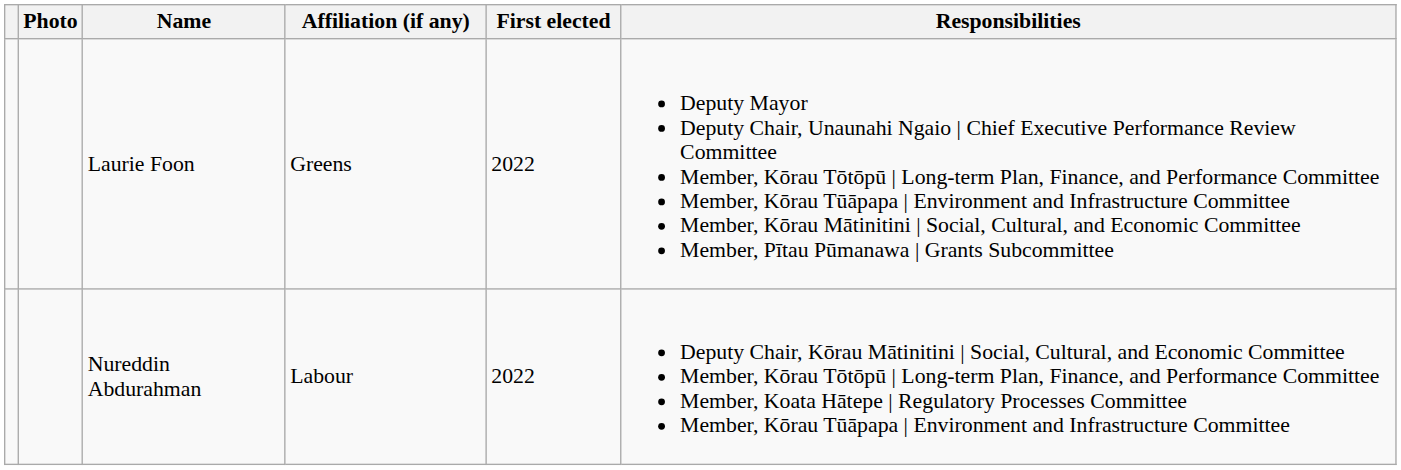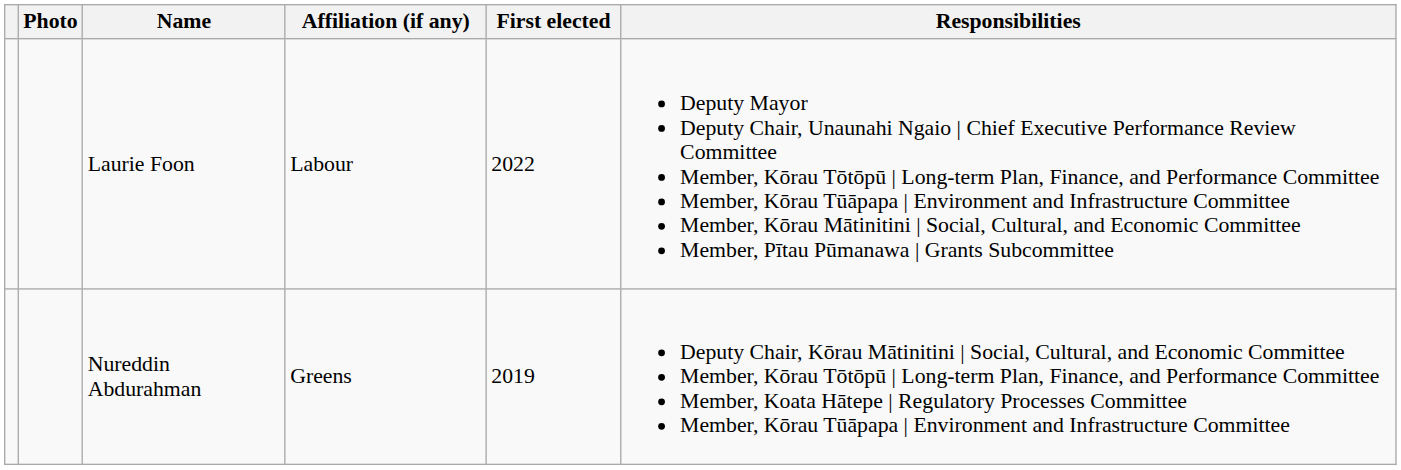(321, 163) Greens -> (322, 163) Labour
(322, 376) Labour -> (321, 376) Greens
(513, 376) 2022 -> (513, 376) 2019
